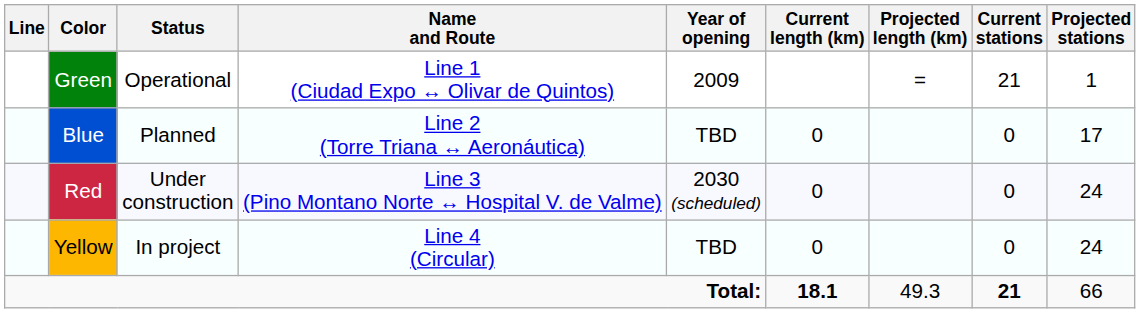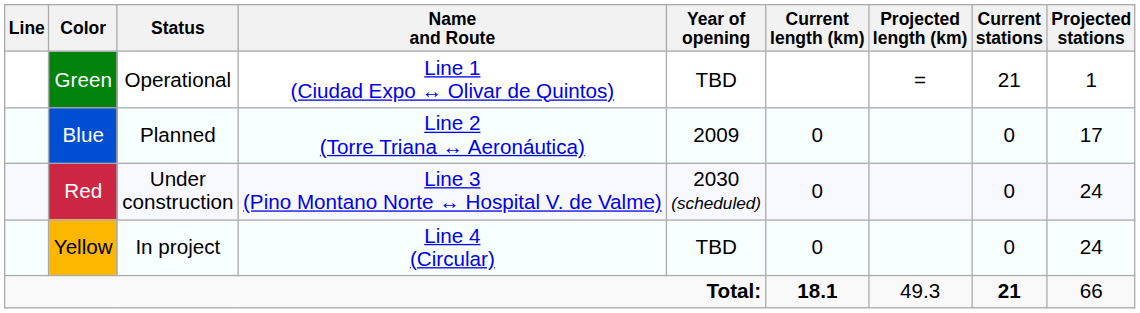(716, 79) 2009 -> (716, 79) TBD
(716, 135) TBD -> (716, 135) 2009
